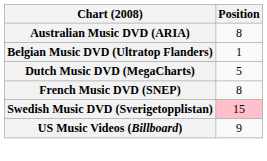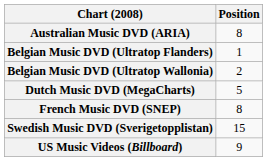+ row: (110, 71)
(239, 109) pink background -> (239, 128) no background
